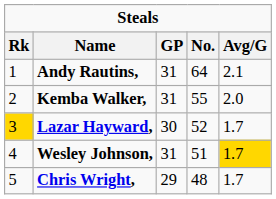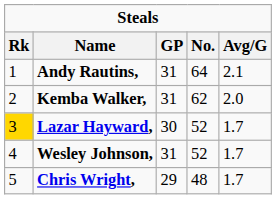(199, 99) 55 -> (199, 99) 62
(199, 153) 51 -> (199, 153) 52
(233, 153) gold background -> (233, 153) no background
